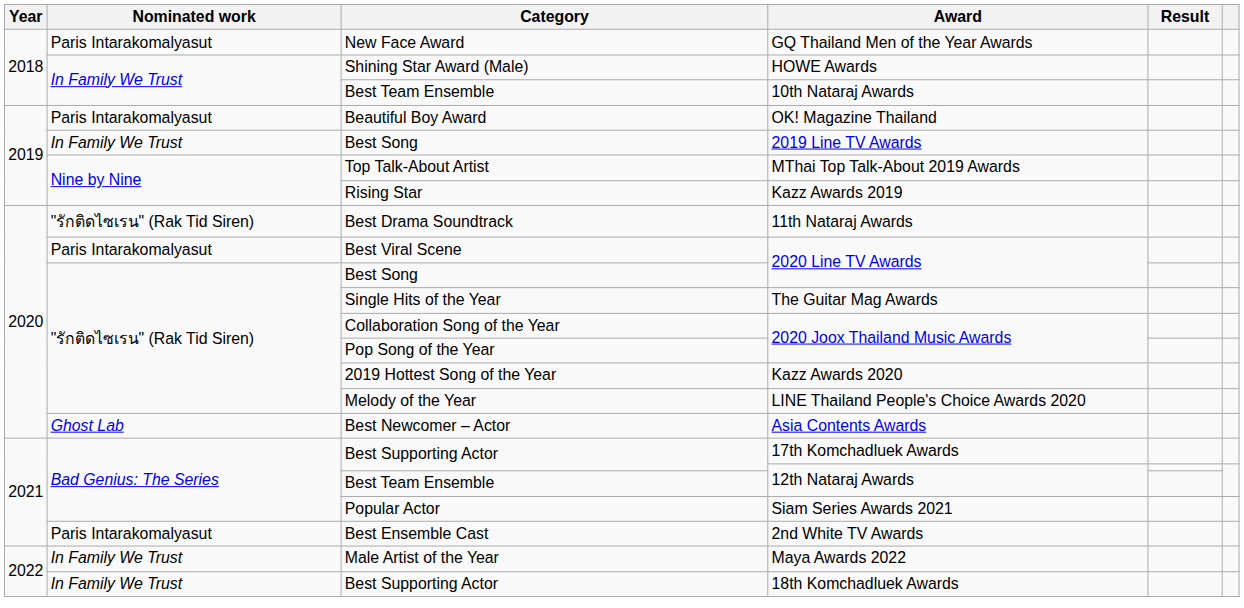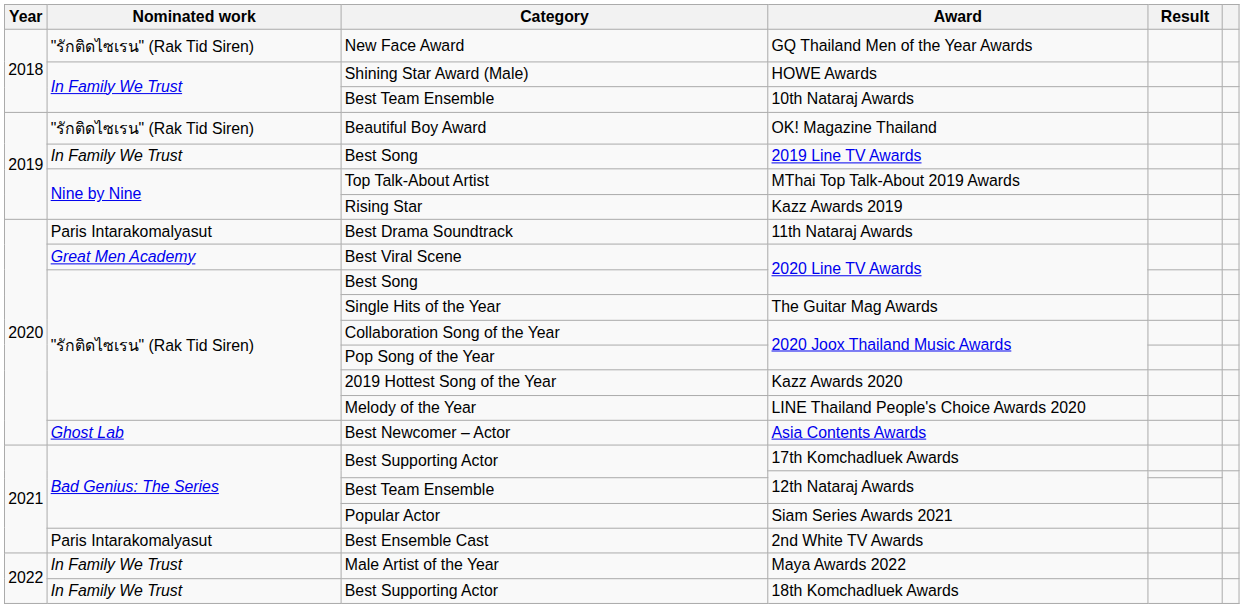(131, 42) Paris Intarakomalyasut -> (152, 46) "รักติดไซเรน" (Rak Tid Siren)
(131, 117) Paris Intarakomalyasut -> (152, 128) "รักติดไซเรน" (Rak Tid Siren)
(152, 221) "รักติดไซเรน" (Rak Tid Siren) -> (131, 231) Paris Intarakomalyasut
(131, 250) Paris Intarakomalyasut -> (123, 257) Great Men Academy
